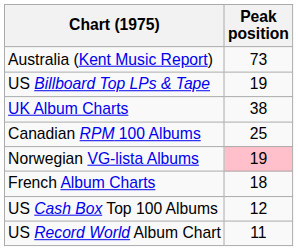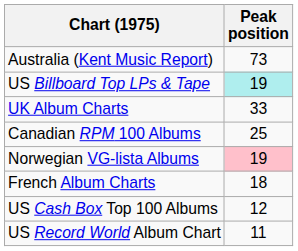(258, 84) no background -> (258, 84) paleturquoise background
(258, 109) 38 -> (258, 109) 33
